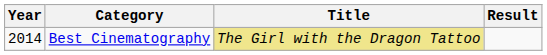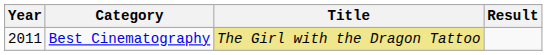(25, 39) 2014 -> (25, 39) 2011
